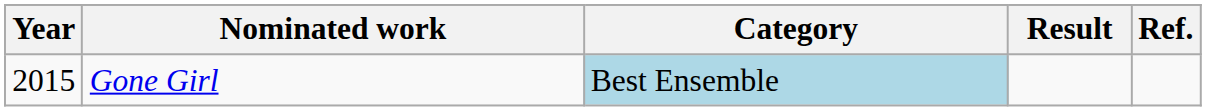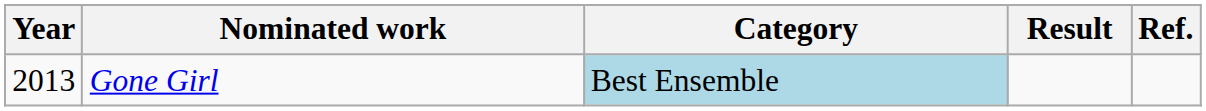(44, 79) 2015 -> (44, 79) 2013
